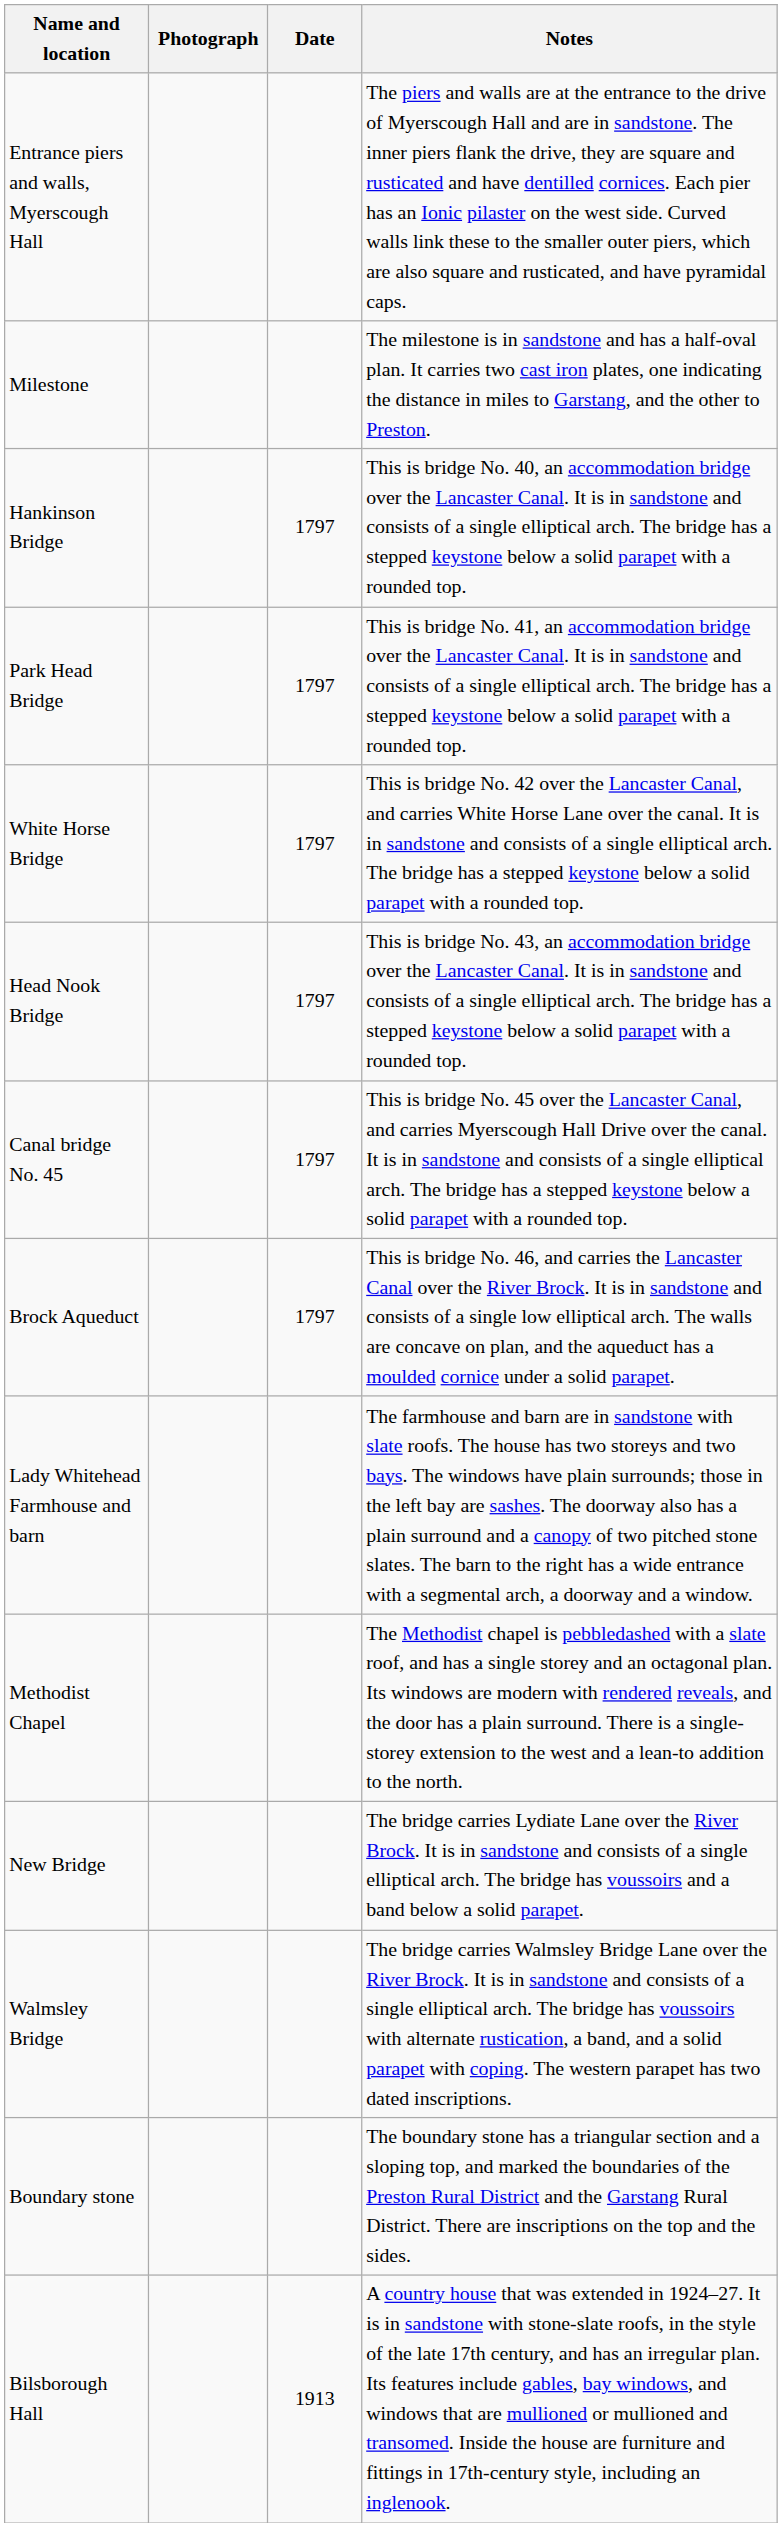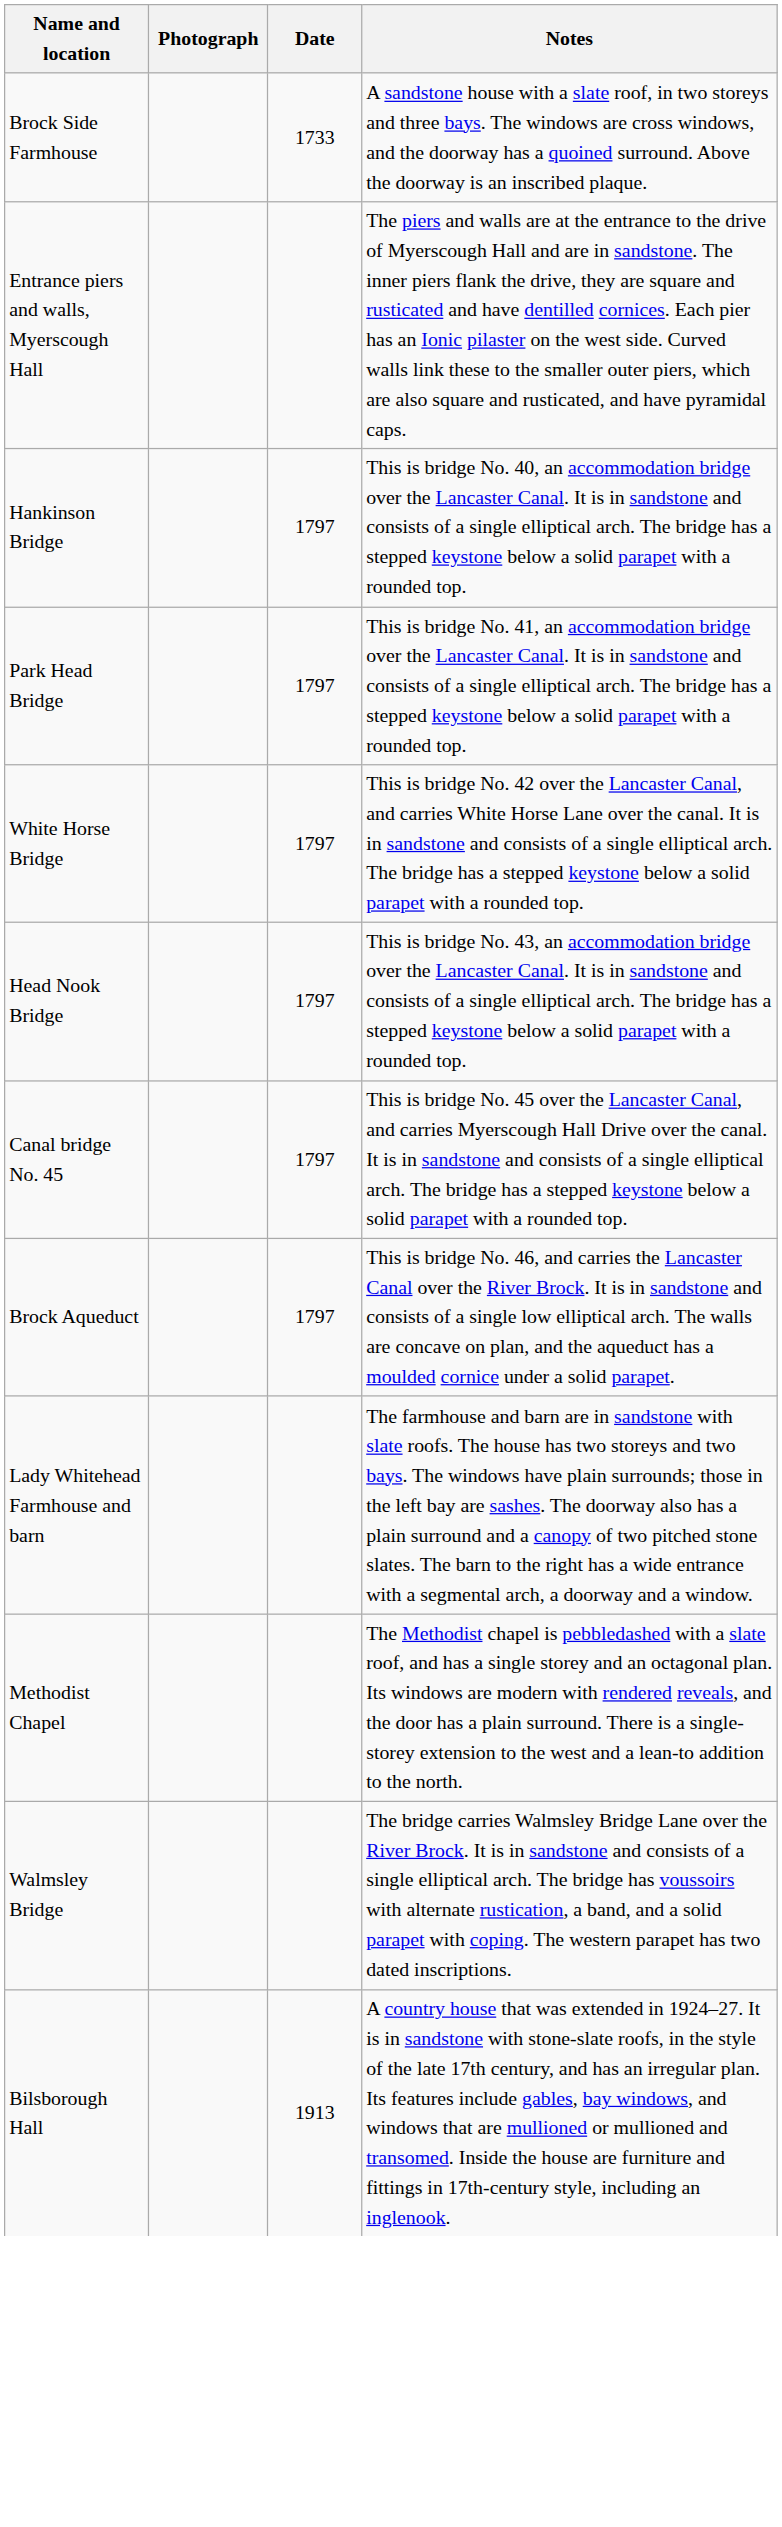+ row: (54, 137)
- row: (49, 384)
- row: (57, 1865)
- row: (72, 2196)
